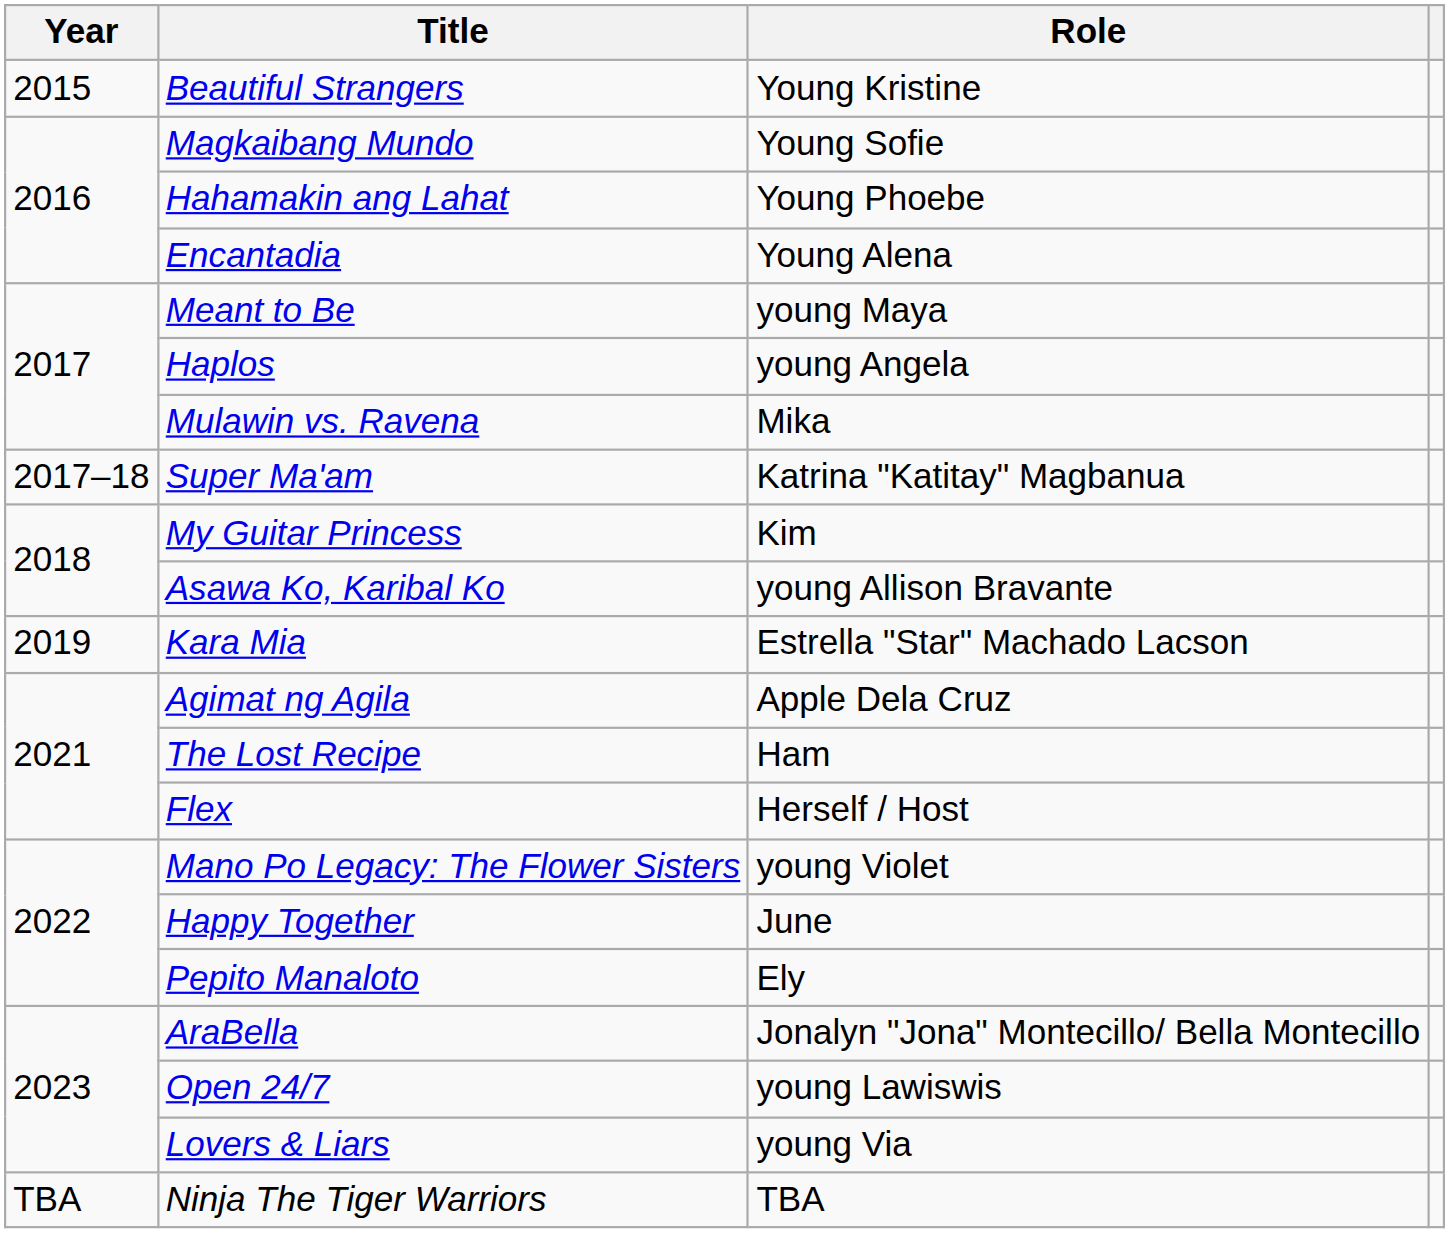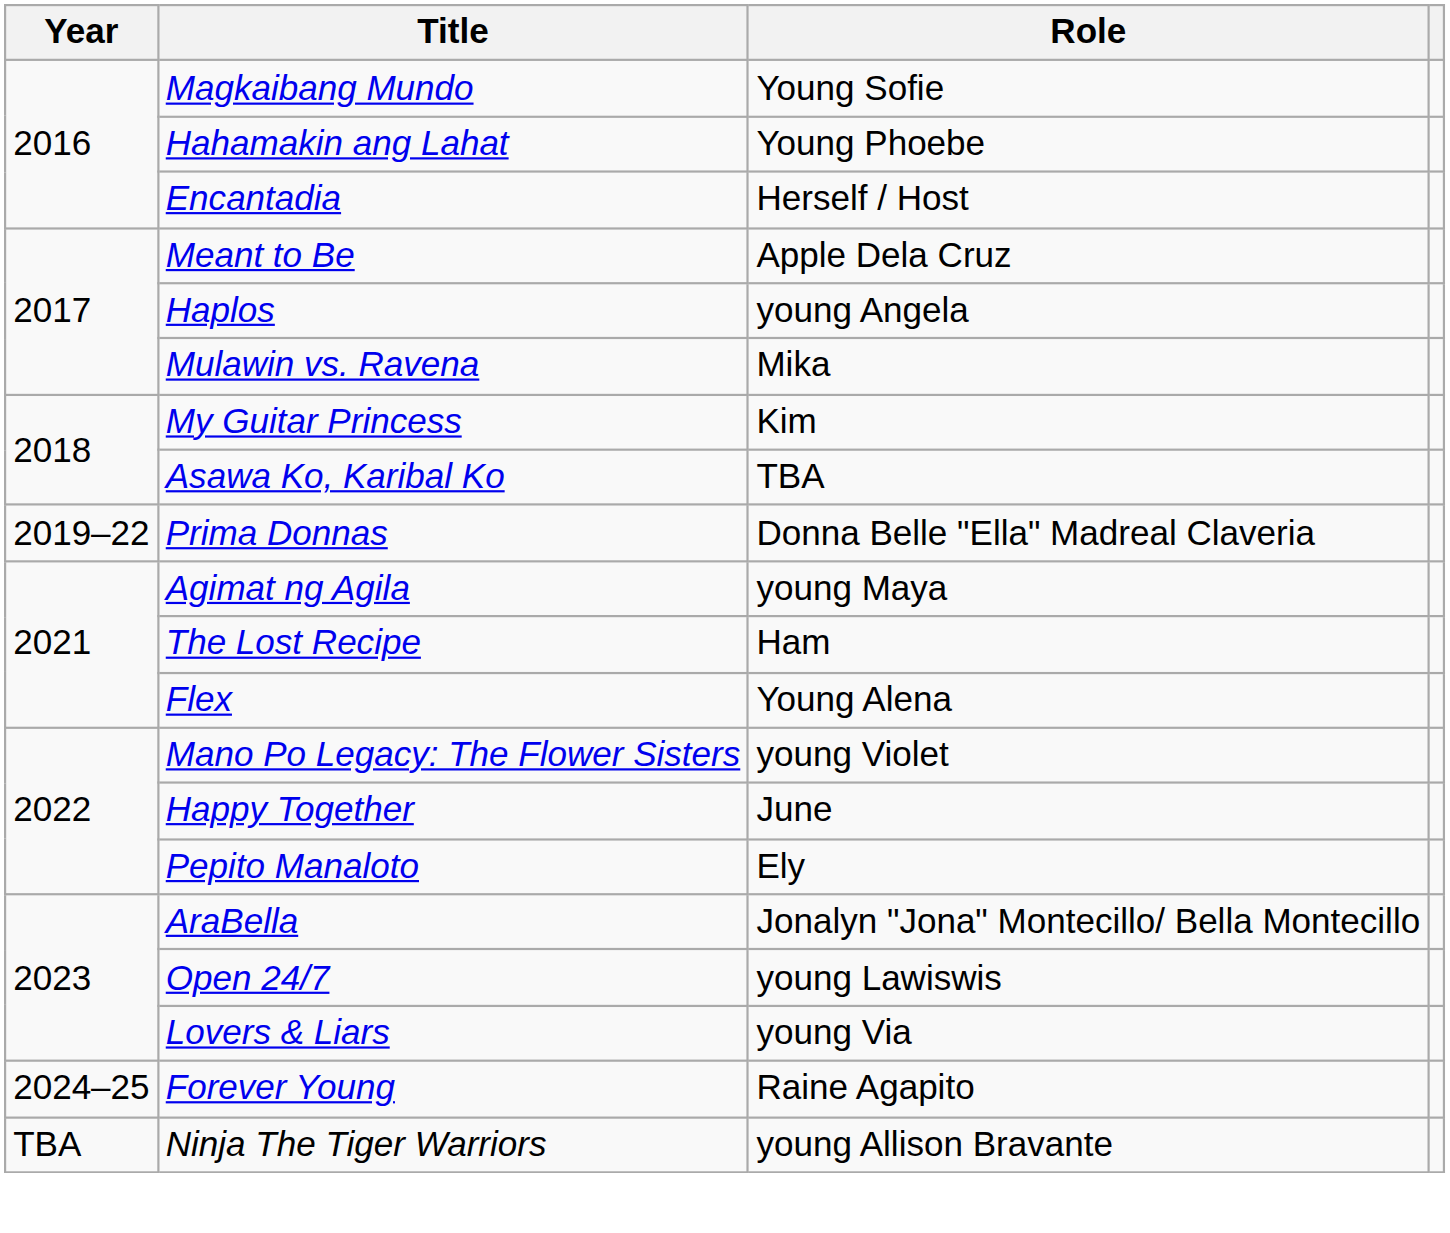- row: (315, 87)
(854, 254) Young Alena -> (863, 198) Herself / Host
(852, 310) young Maya -> (884, 254) Apple Dela Cruz
- row: (269, 476)
(935, 587) young Allison Bravante -> (791, 476) TBA
- row: (236, 643)
+ row: (277, 532)
(884, 699) Apple Dela Cruz -> (852, 587) young Maya
(863, 810) Herself / Host -> (854, 699) Young Alena
+ row: (280, 1088)
(791, 1199) TBA -> (935, 1143) young Allison Bravante
